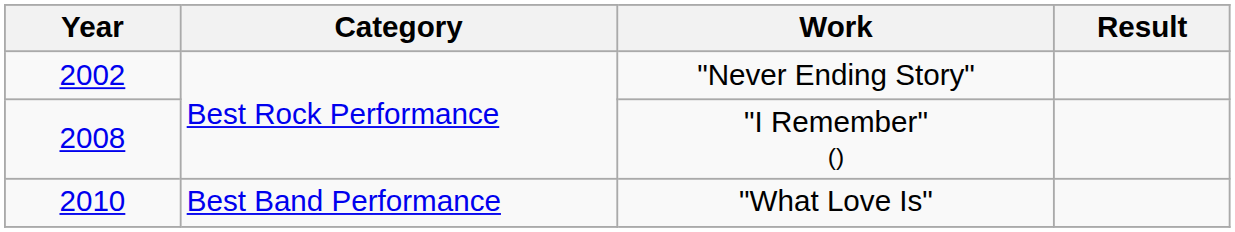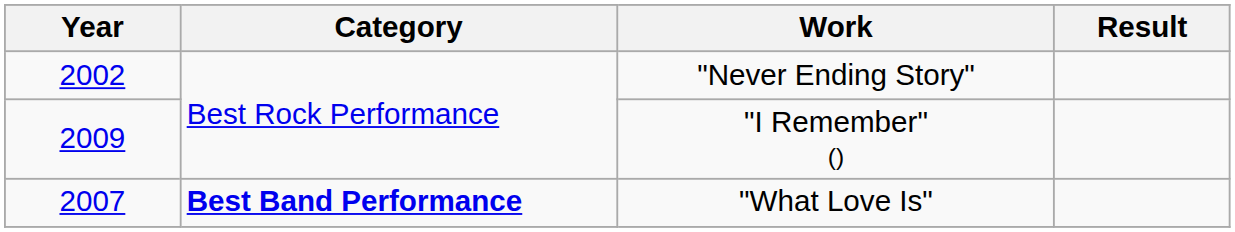(92, 138) 2008 -> (92, 138) 2009
(92, 202) 2010 -> (92, 202) 2007
(344, 202) normal -> (354, 202) bold
